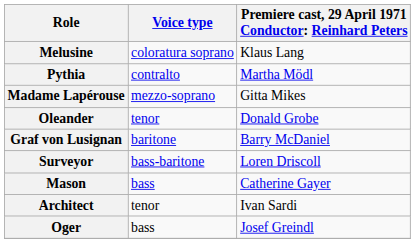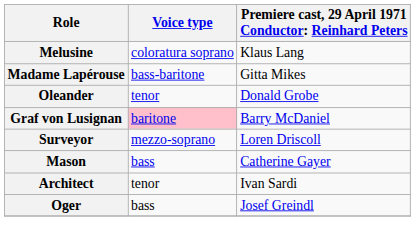- row: (66, 74)
(173, 96) mezzo-soprano -> (168, 74) bass-baritone
(154, 140) no background -> (154, 118) pink background
(168, 161) bass-baritone -> (173, 140) mezzo-soprano
